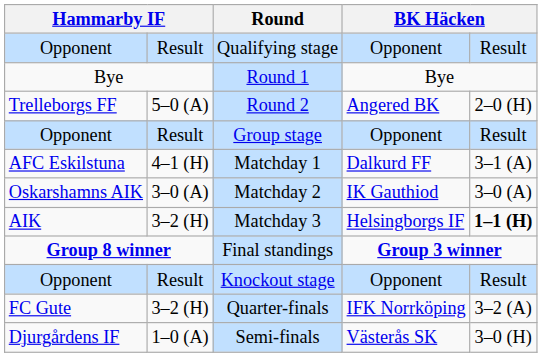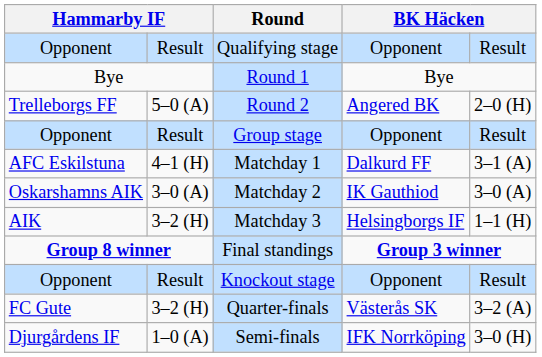(503, 221) bold -> (503, 221) normal
(406, 308) IFK Norrköping -> (392, 308) Västerås SK
(392, 337) Västerås SK -> (406, 337) IFK Norrköping
